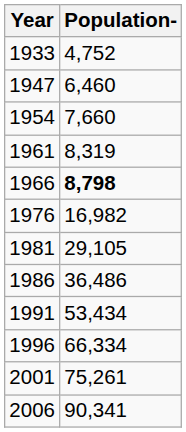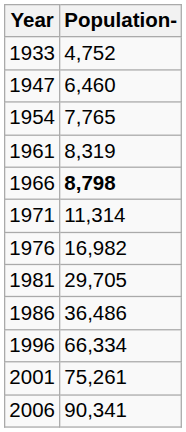(90, 118) 7,660 -> (90, 118) 7,765
+ row: (32, 215)
(96, 248) 29,105 -> (96, 280) 29,705
- row: (32, 313)
